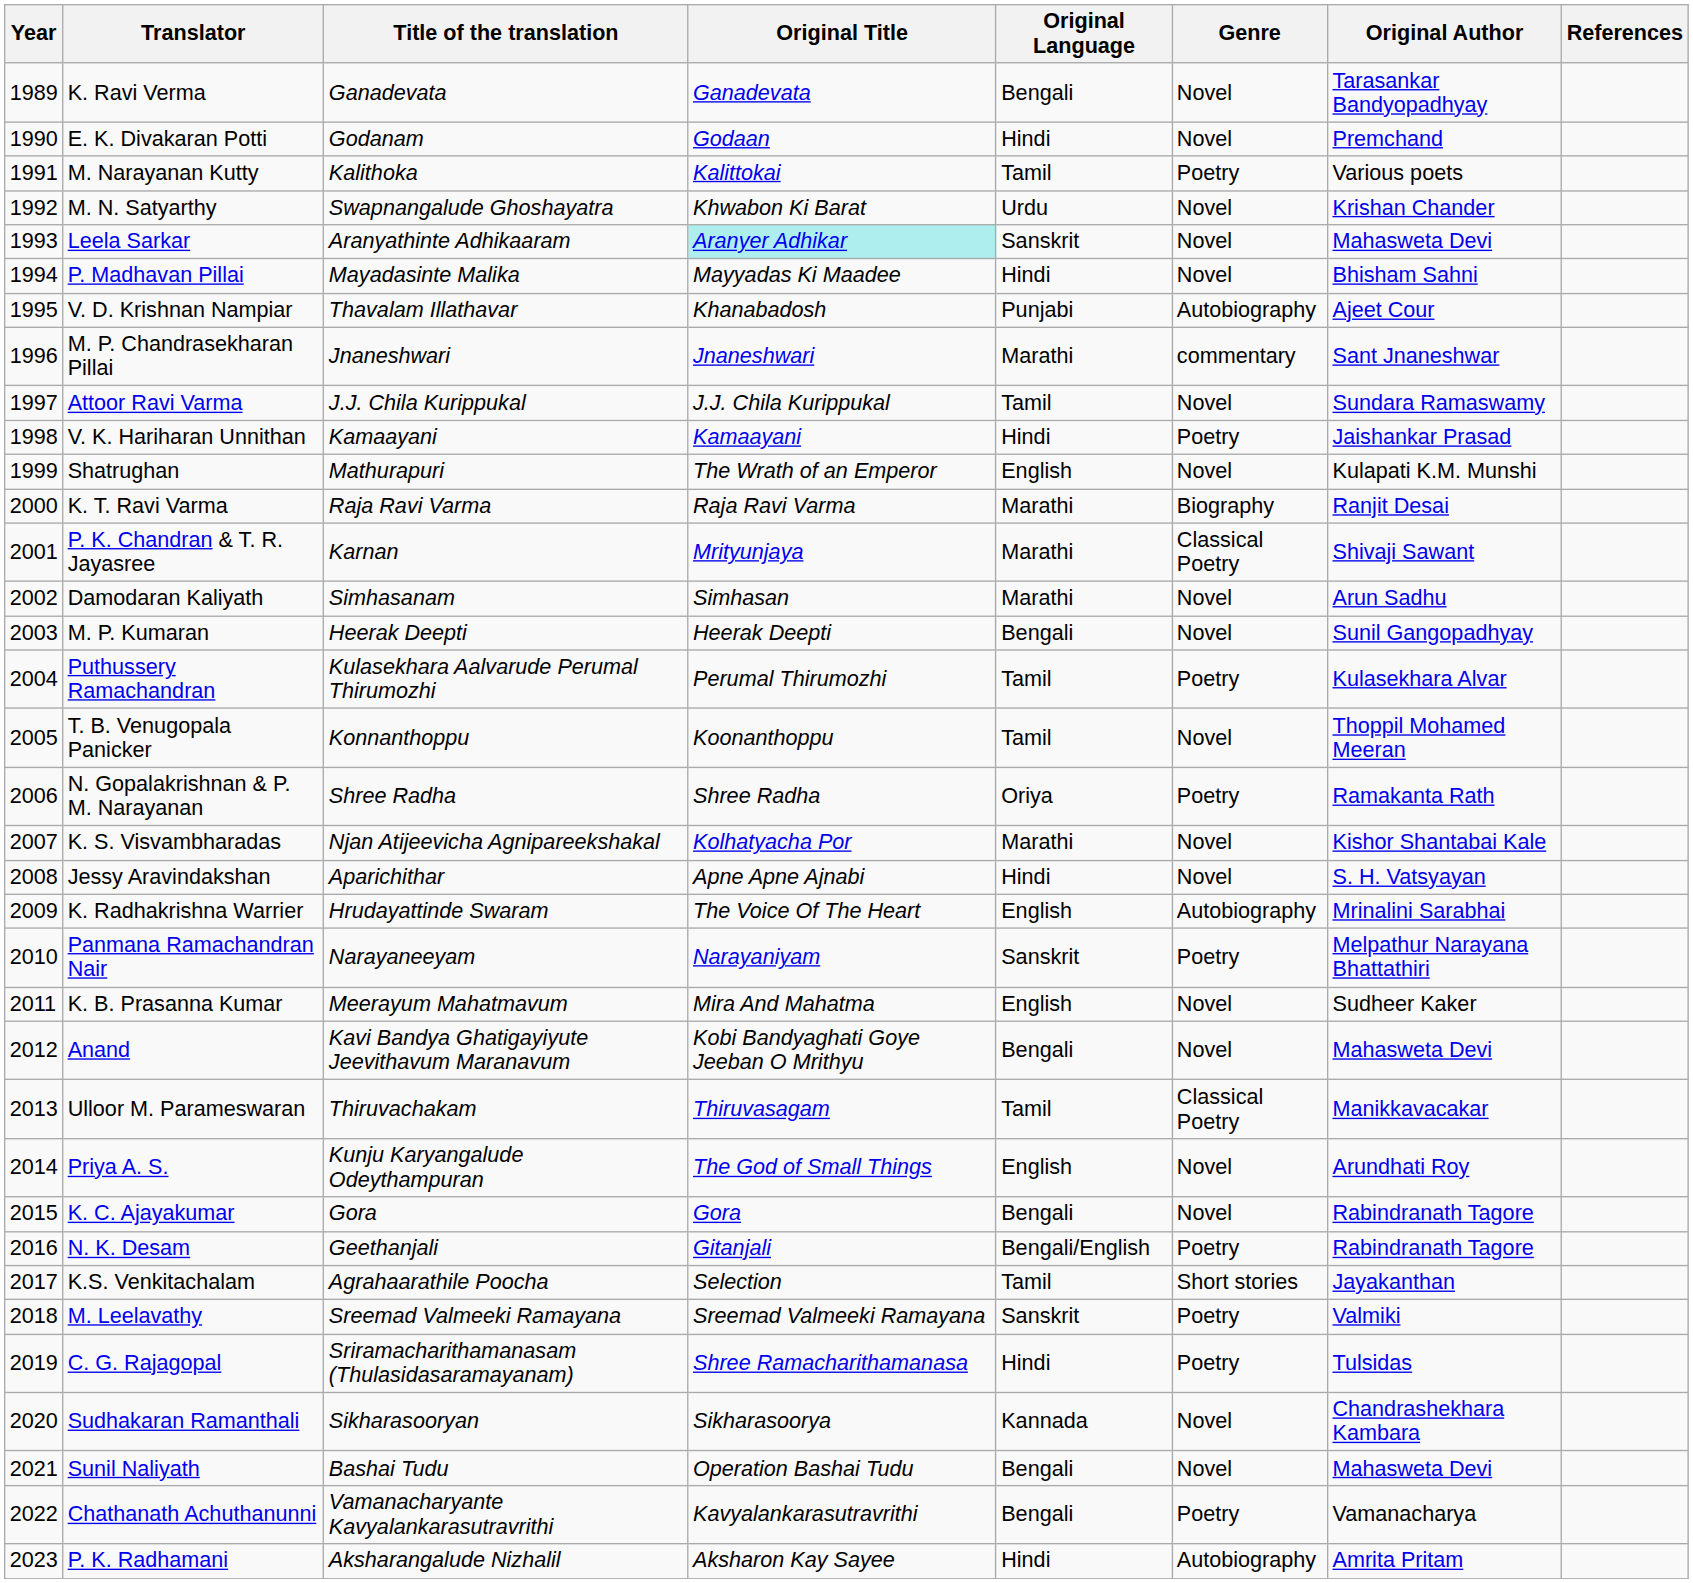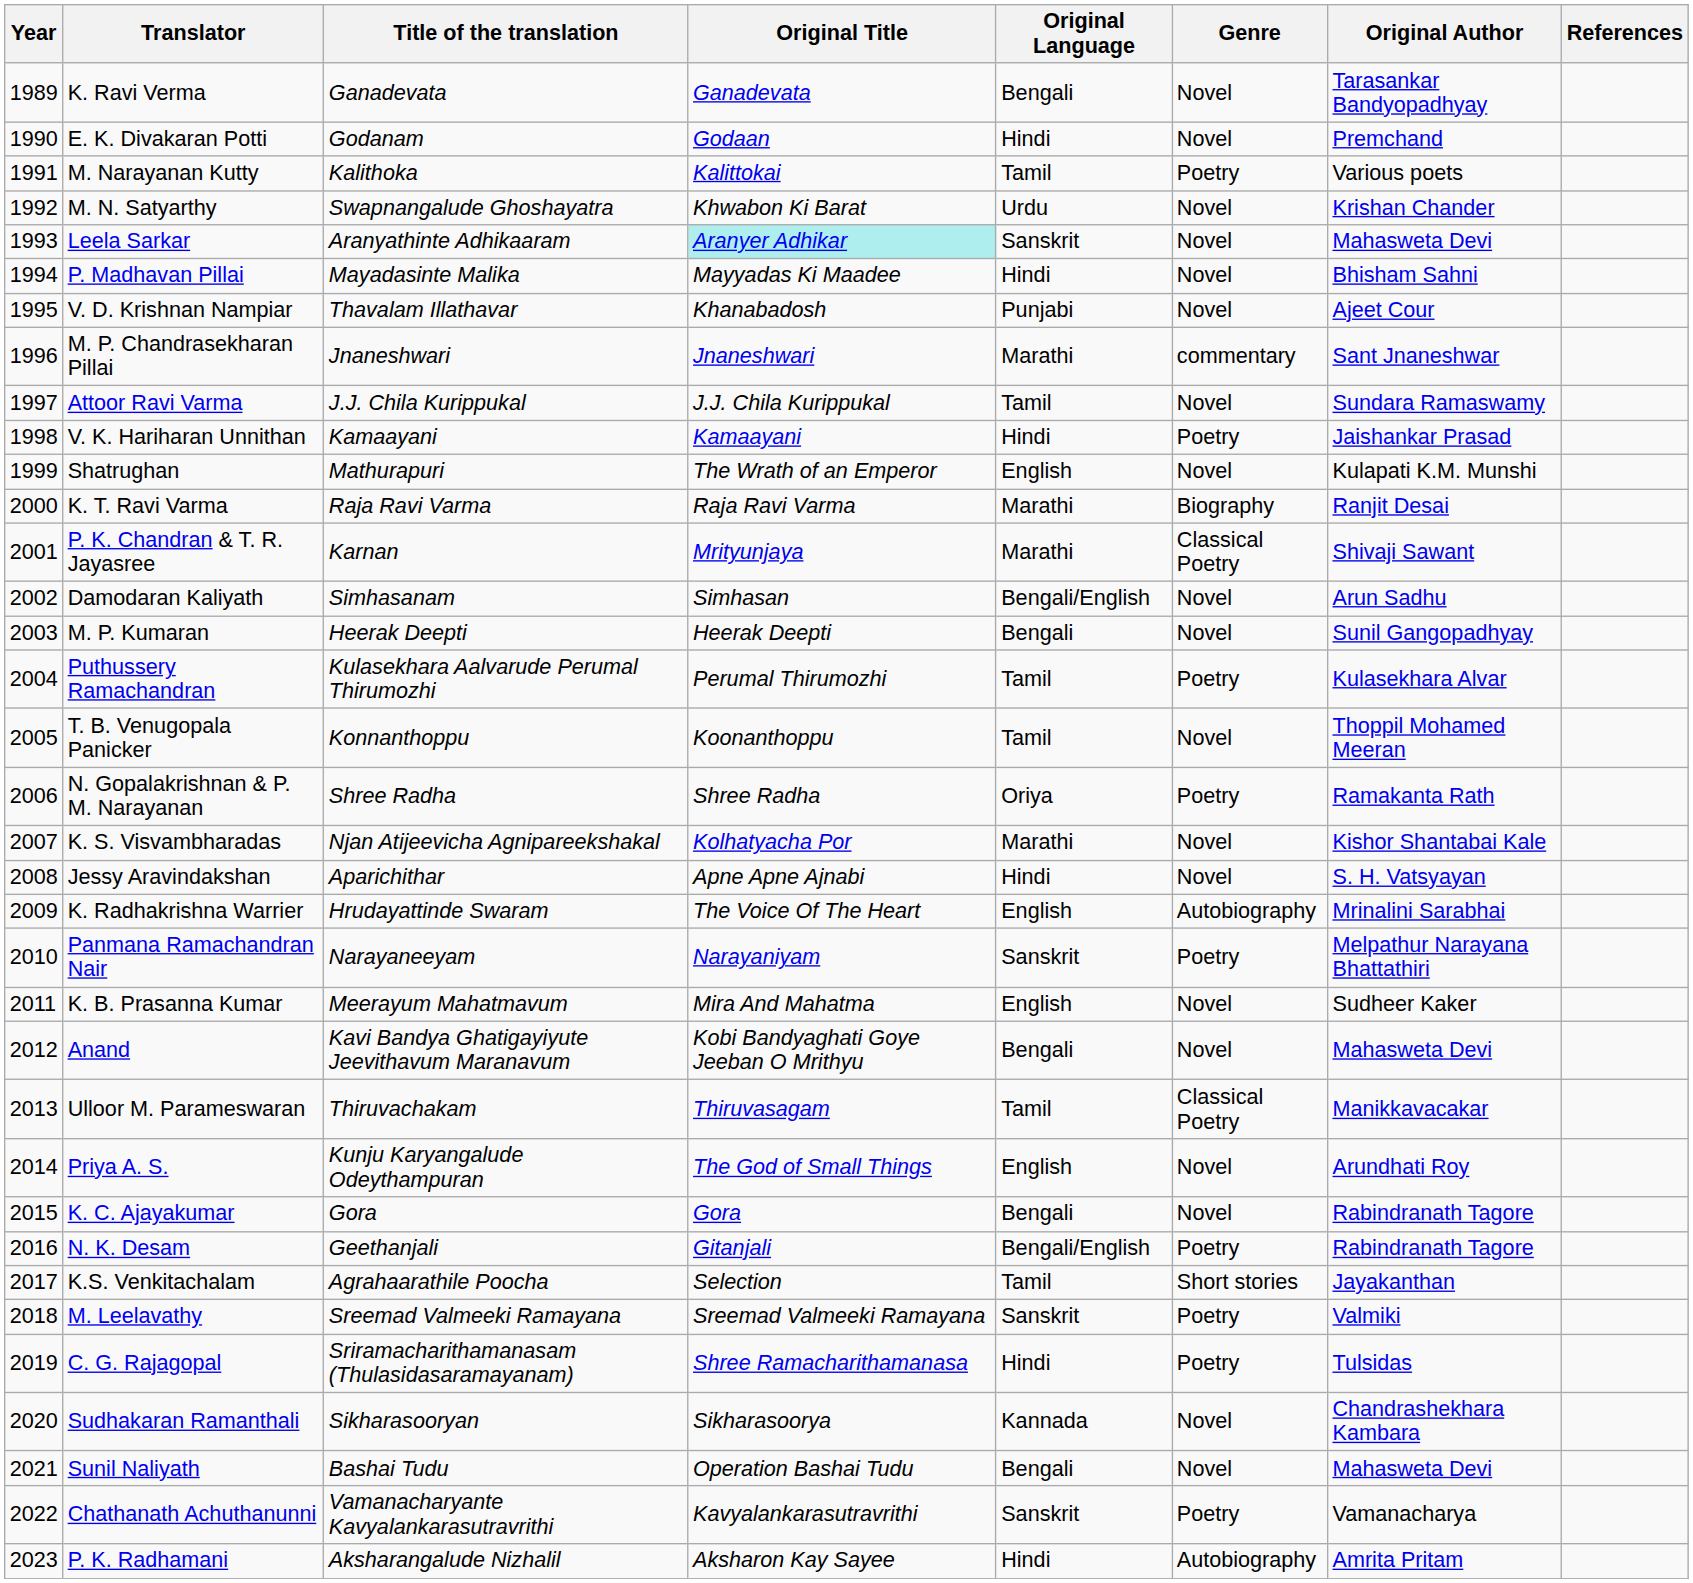(1246, 310) Autobiography -> (1204, 310) Novel
(1037, 598) Marathi -> (1076, 598) Bengali/English
(1037, 1514) Bengali -> (1040, 1514) Sanskrit
